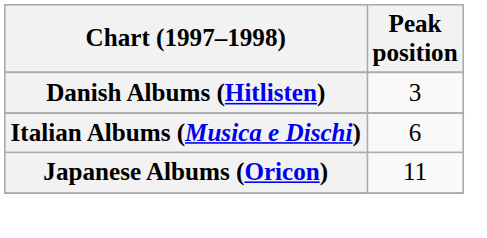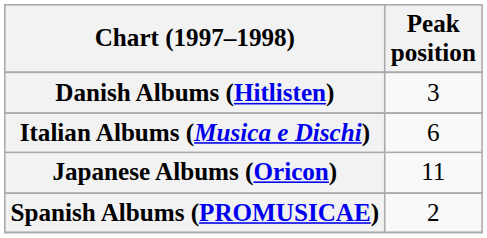+ row: (195, 212)
